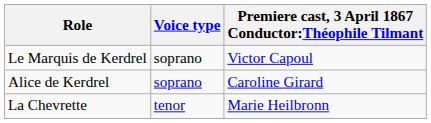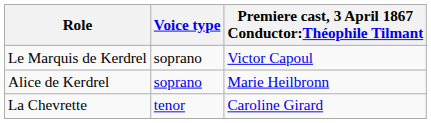(275, 81) Caroline Girard -> (278, 81) Marie Heilbronn
(278, 105) Marie Heilbronn -> (275, 105) Caroline Girard
